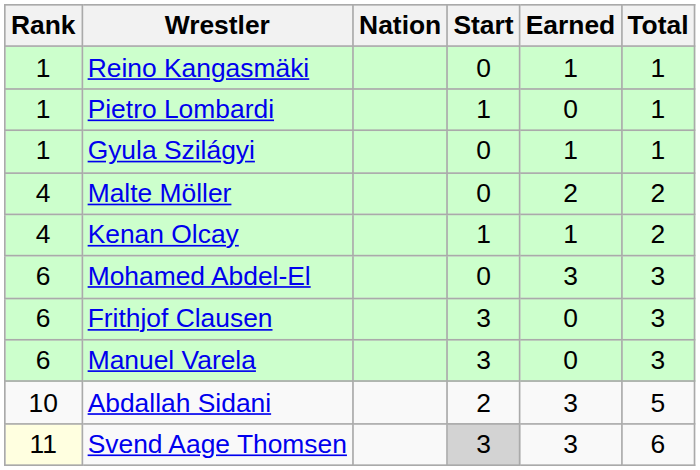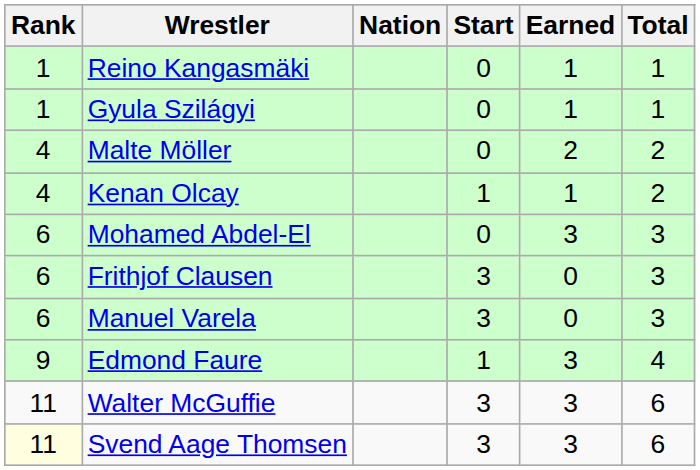- row: (181, 109)
+ row: (175, 360)
- row: (179, 402)
+ row: (182, 402)
(483, 444) lightgrey background -> (483, 444) no background
